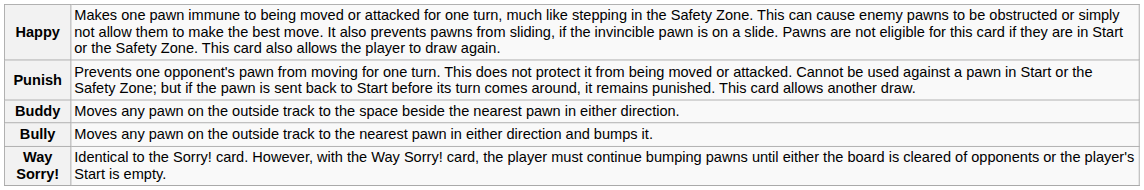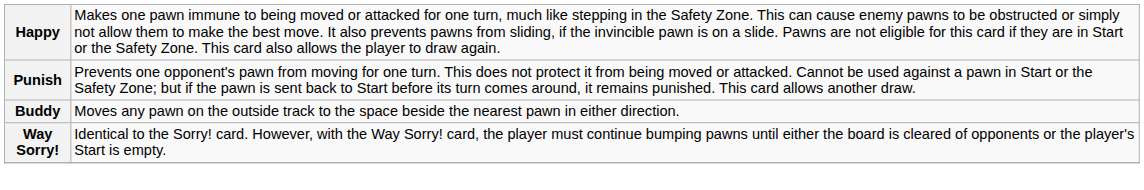- row: (38, 134)
